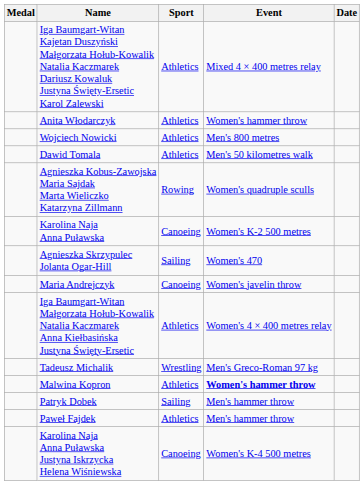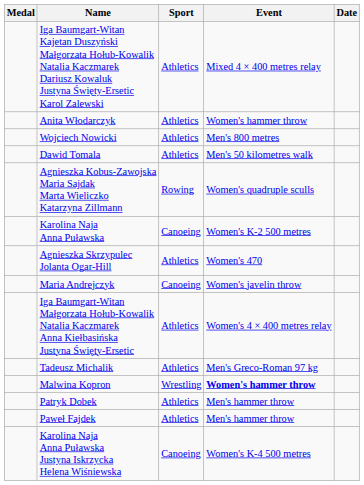(176, 261) Sailing -> (180, 261) Athletics
(181, 367) Wrestling -> (180, 367) Athletics
(180, 384) Athletics -> (181, 384) Wrestling
(176, 401) Sailing -> (180, 401) Athletics
